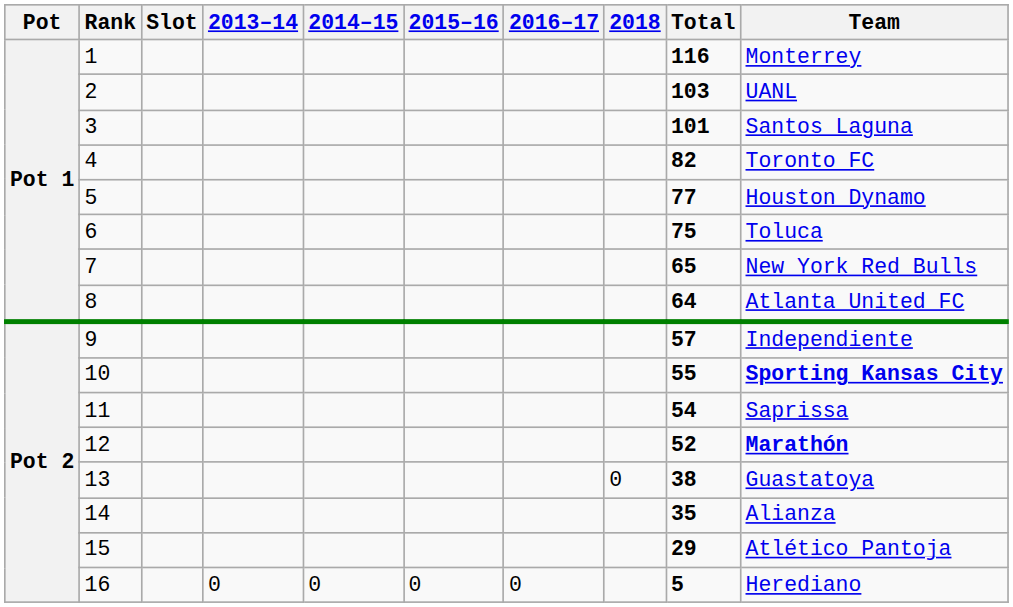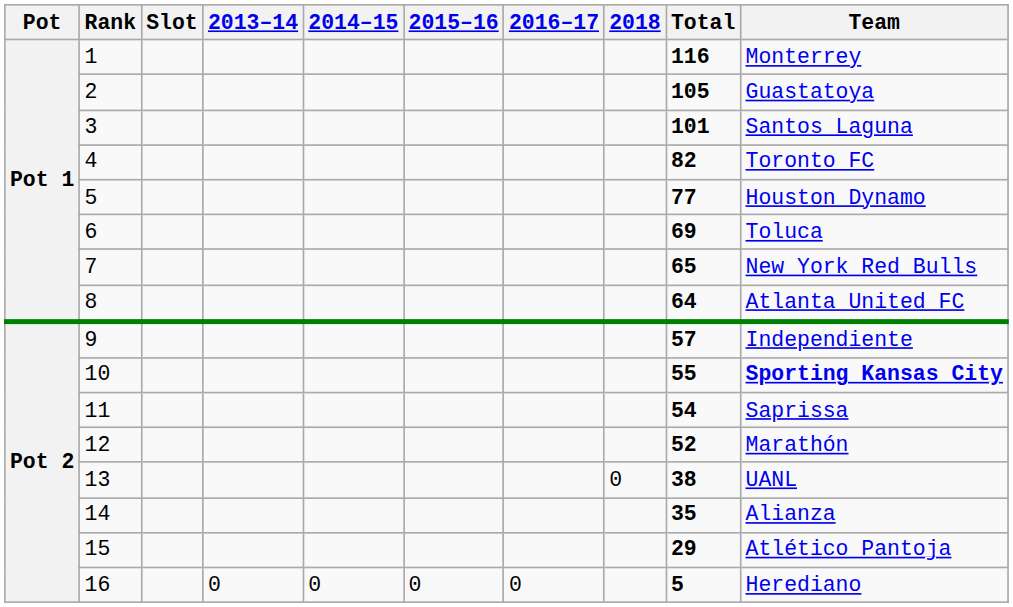(690, 92) 103 -> (690, 92) 105
(771, 92) UANL -> (810, 92) Guastatoya
(684, 232) 75 -> (684, 232) 69
(797, 445) bold -> (797, 445) normal
(810, 480) Guastatoya -> (771, 480) UANL
